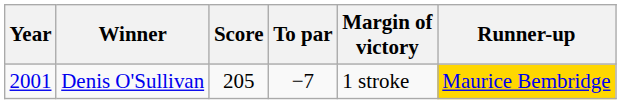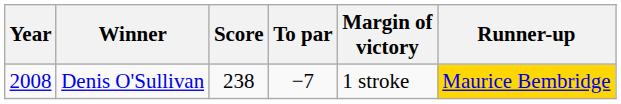(31, 81) 2001 -> (31, 81) 2008
(239, 81) 205 -> (239, 81) 238
